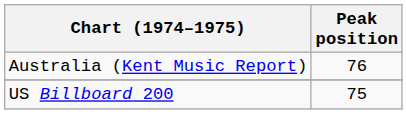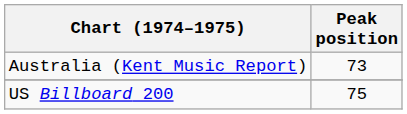(357, 66) 76 -> (357, 66) 73
